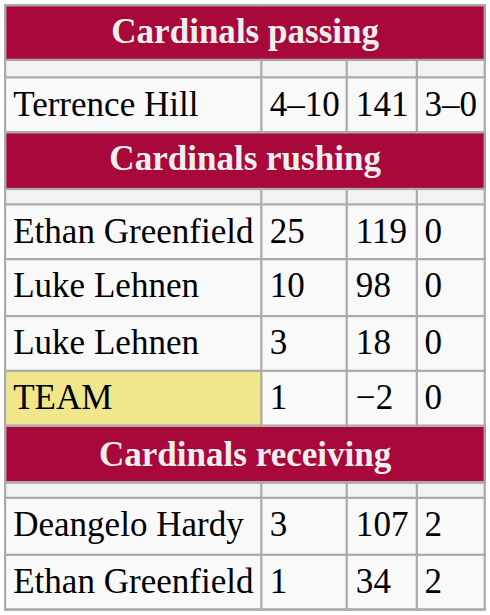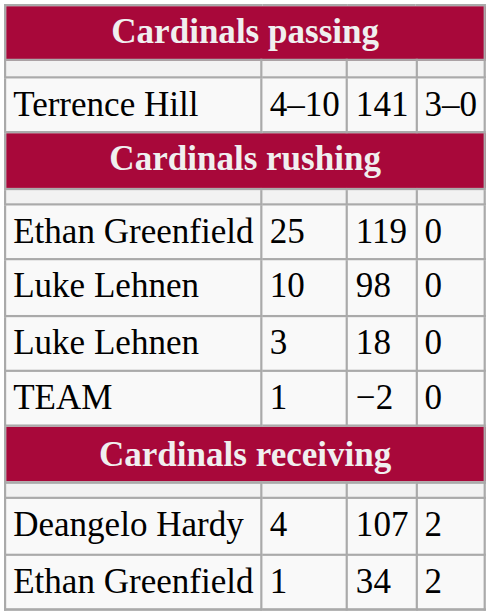(63, 398) khaki background -> (63, 398) no background
(278, 525) 3 -> (278, 525) 4
